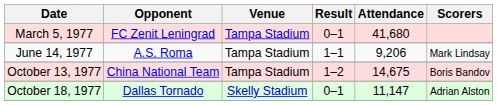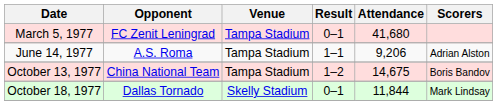(460, 54) Mark Lindsay -> (460, 54) Adrian Alston
(391, 91) 11,147 -> (391, 91) 11,844
(460, 92) Adrian Alston -> (460, 92) Mark Lindsay
